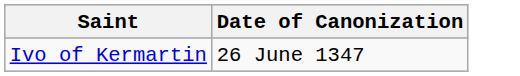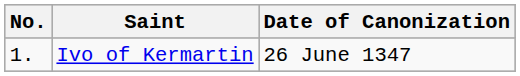+ column: (28, 22)
